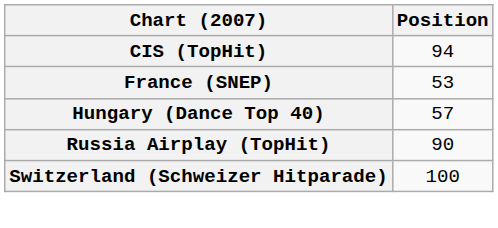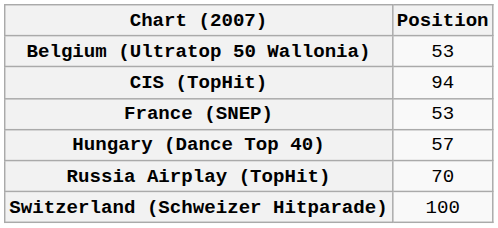+ row: (199, 51)
(443, 145) 90 -> (443, 176) 70
